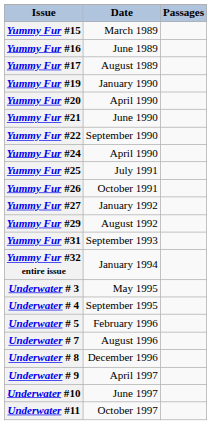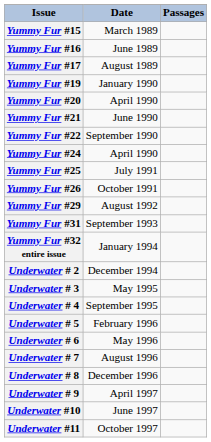- row: (44, 205)
+ row: (44, 270)
+ row: (44, 340)
